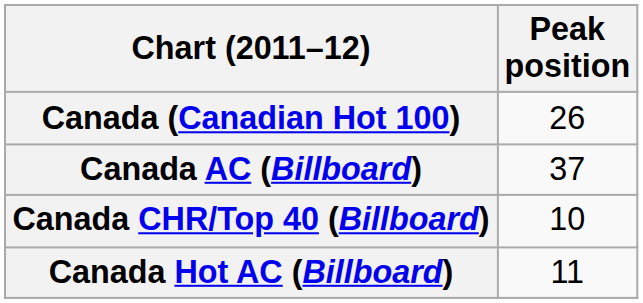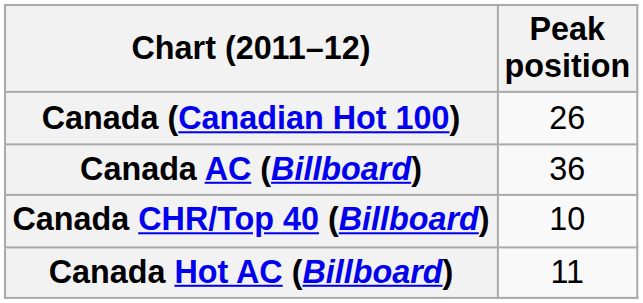(567, 169) 37 -> (567, 169) 36
